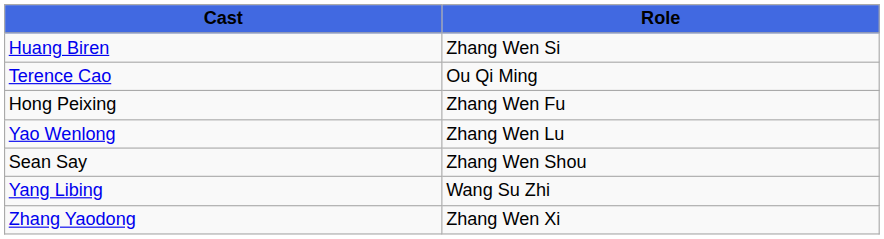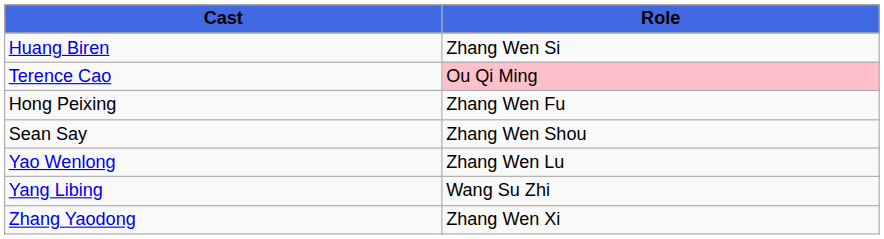(492, 76) no background -> (492, 76) pink background
rows swapped: (62, 133) <-> (48, 162)
